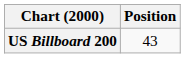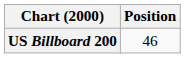(150, 40) 43 -> (150, 40) 46
